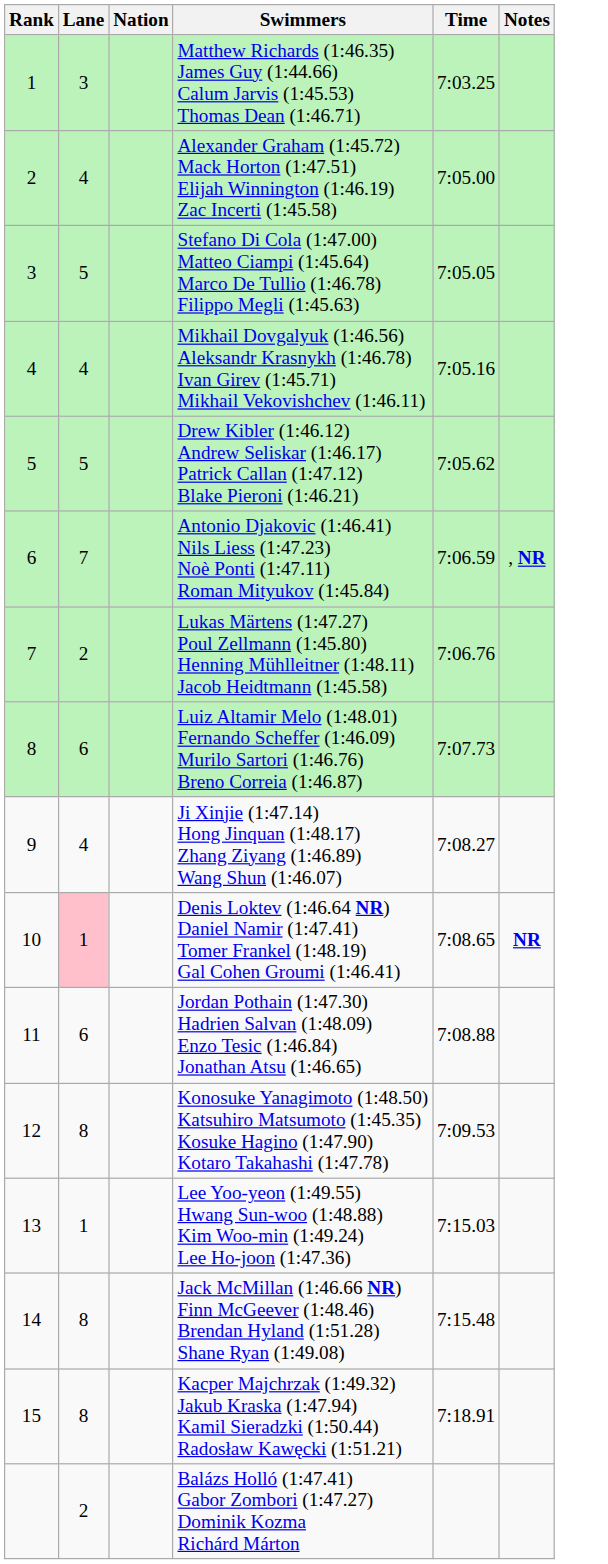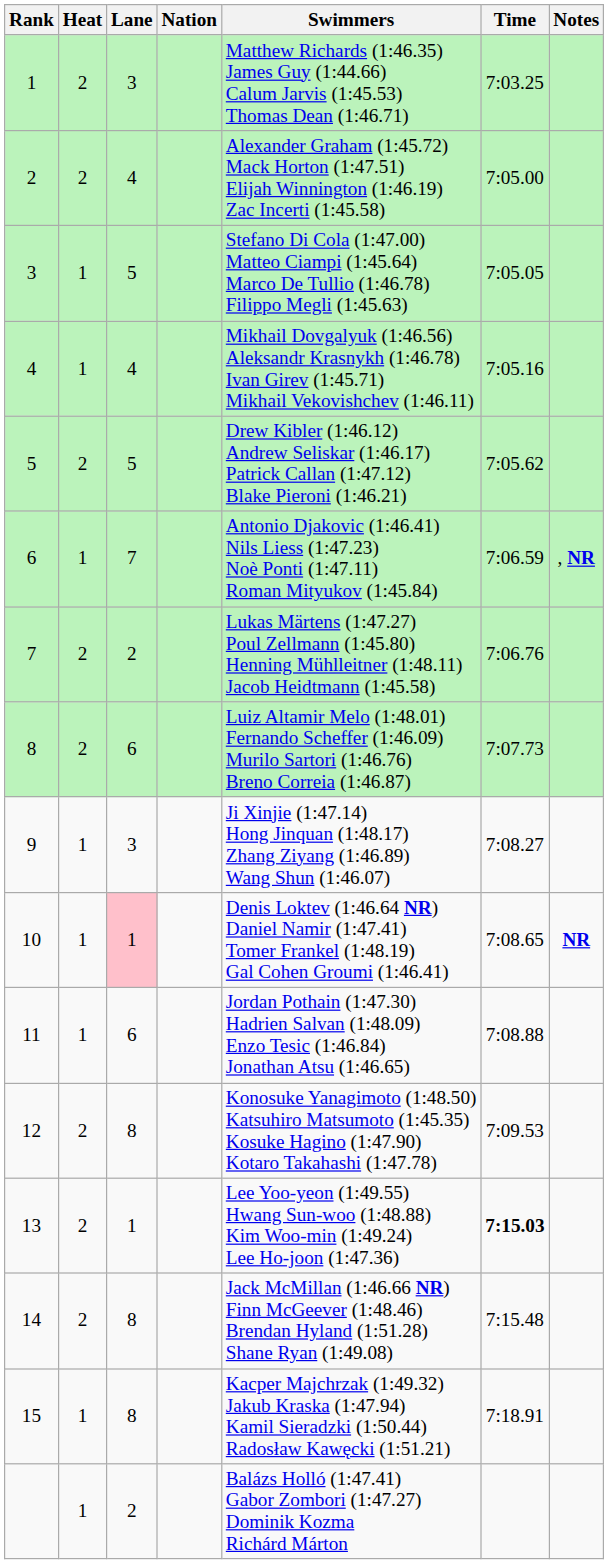+ column: (82, 19)
(84, 844) 4 -> (132, 844) 3
(466, 1225) normal -> (515, 1225) bold
